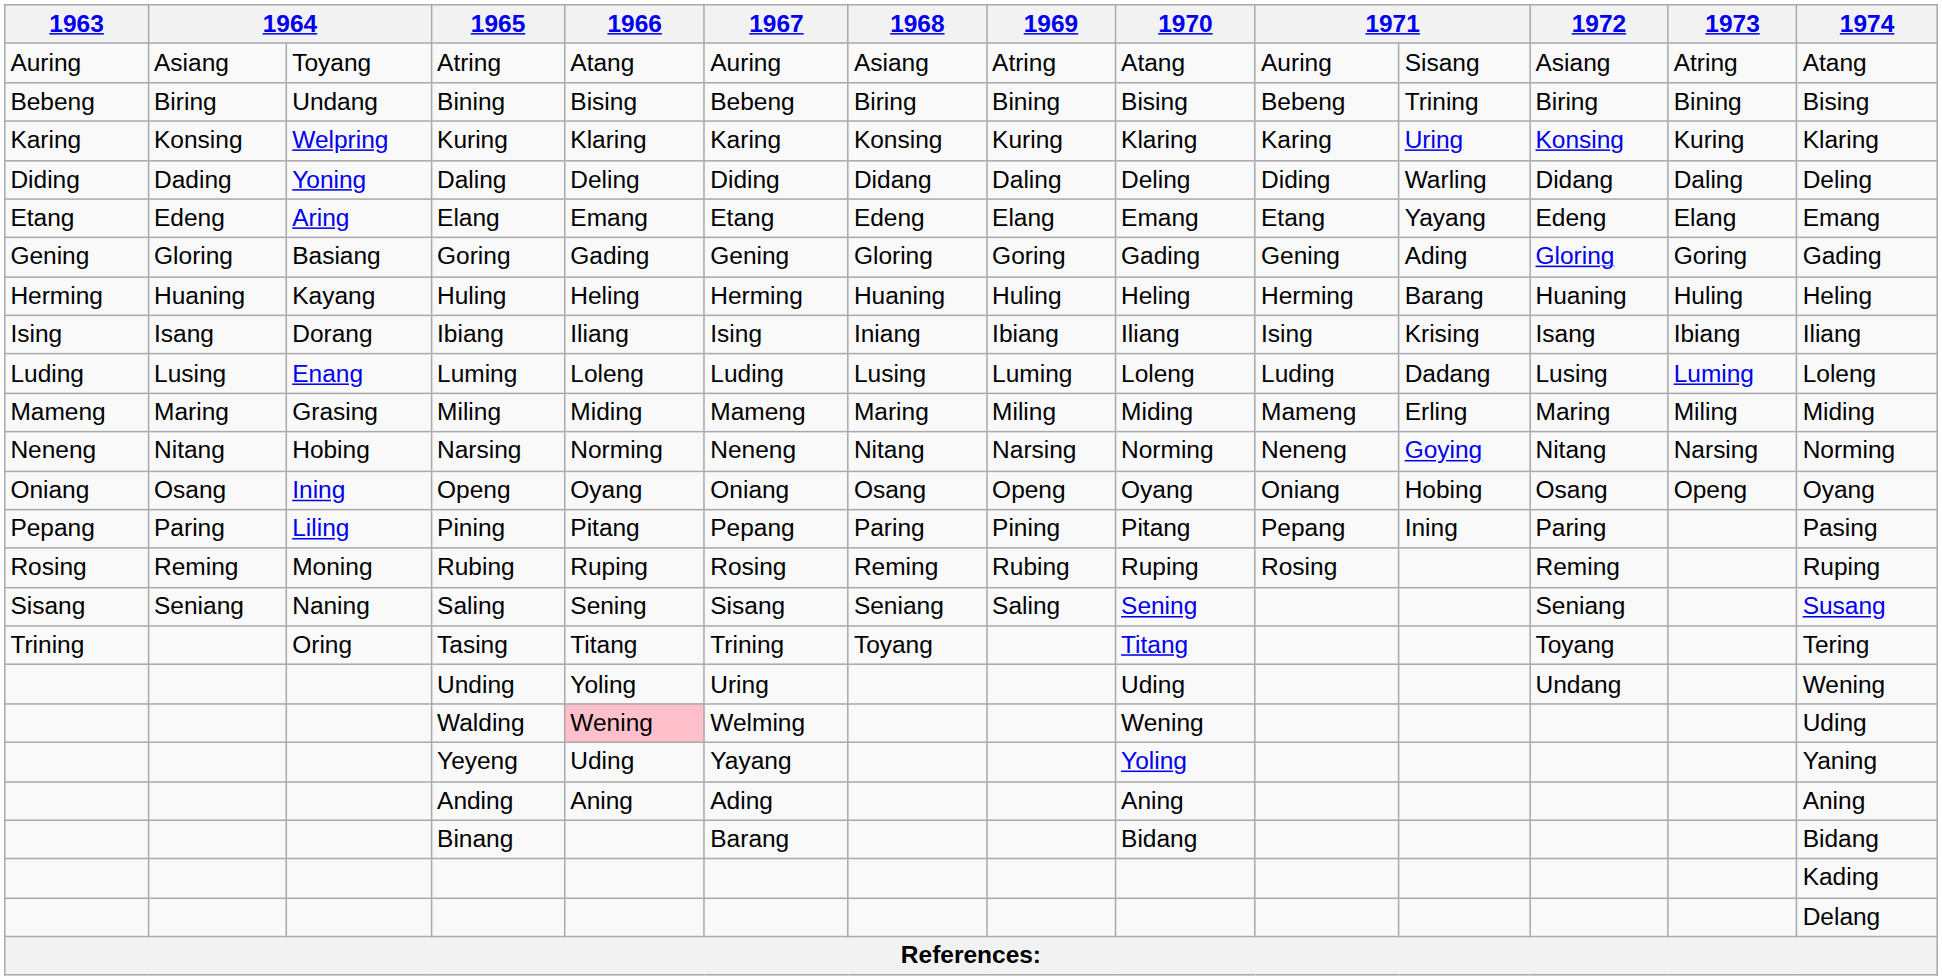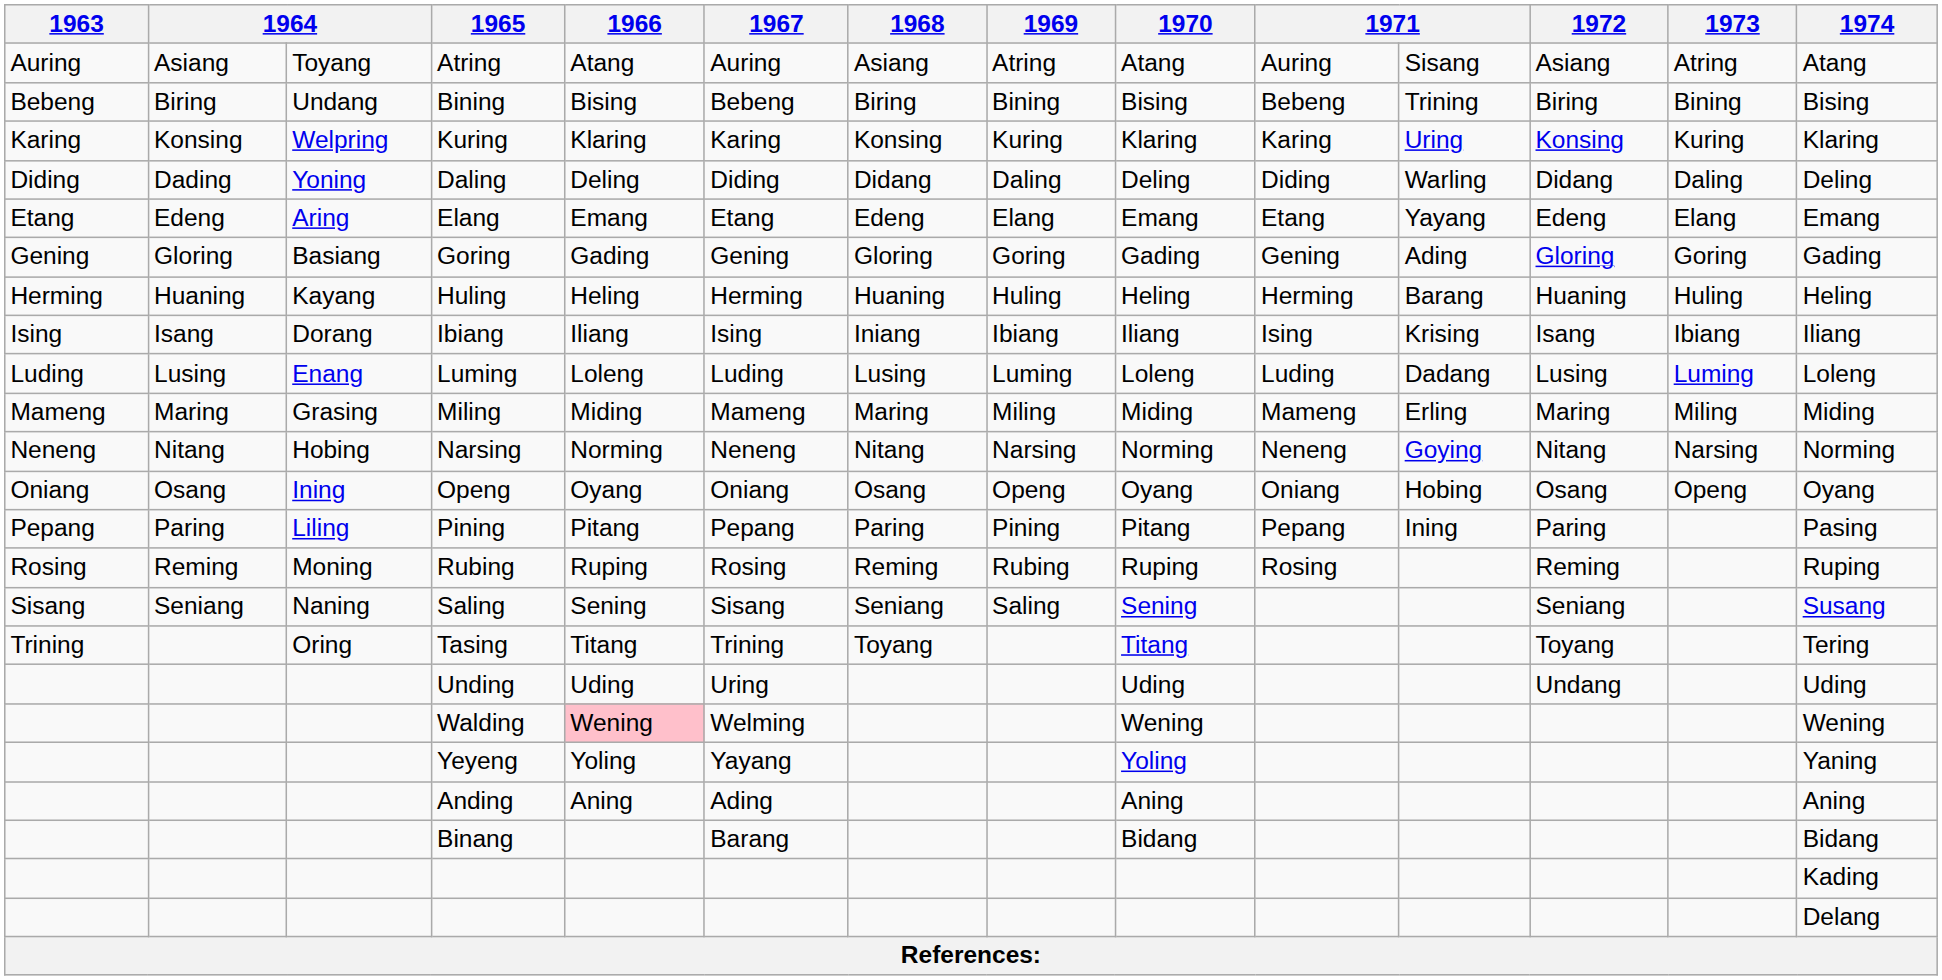(603, 683) Yoling -> (602, 683) Uding
(1844, 683) Wening -> (1835, 683) Uding
(1835, 722) Uding -> (1844, 722) Wening
(602, 761) Uding -> (603, 761) Yoling
